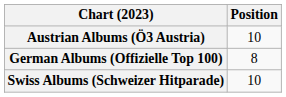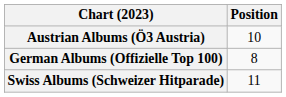(254, 80) 10 -> (254, 80) 11
